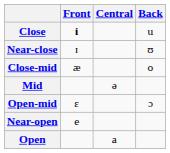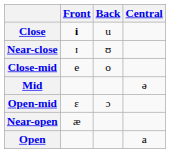columns swapped: (114, 13) <-> (150, 13)
(77, 67) æ -> (77, 67) e
(77, 121) e -> (77, 121) æ
